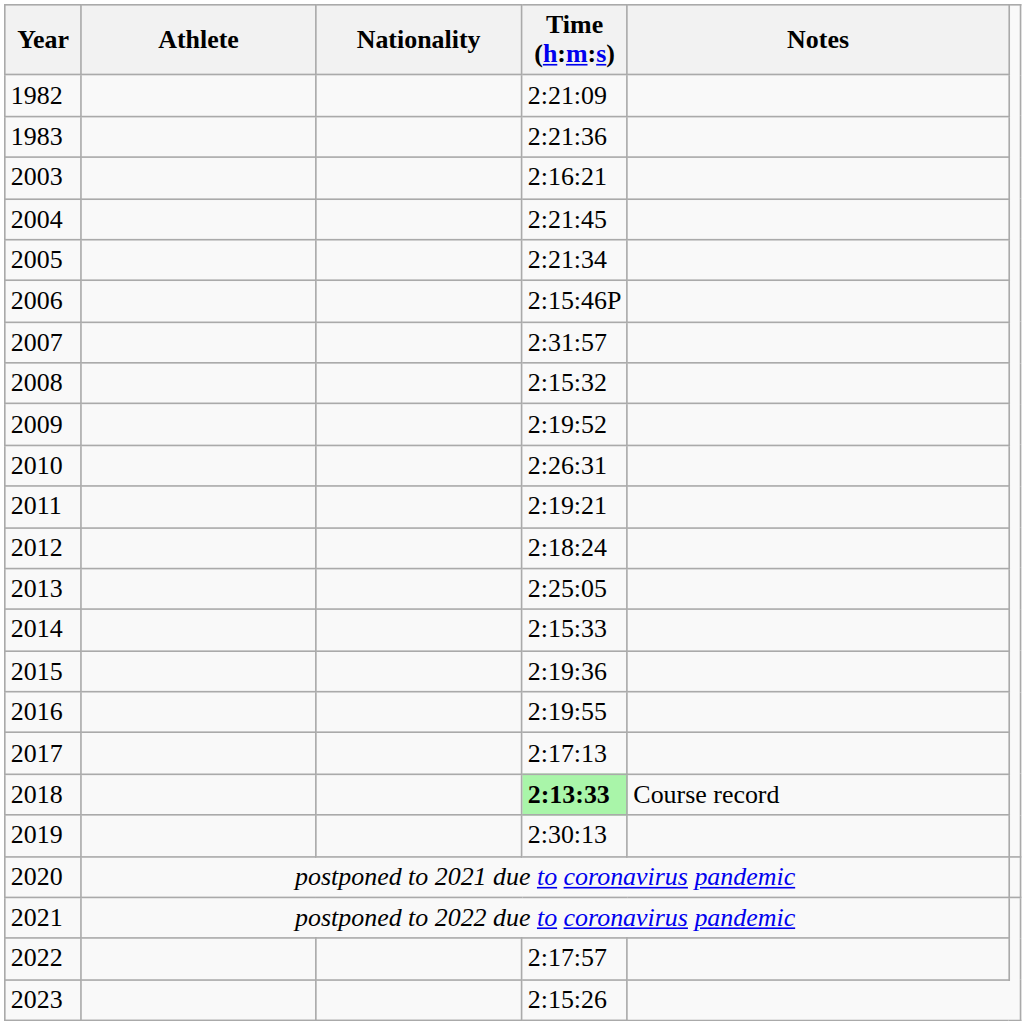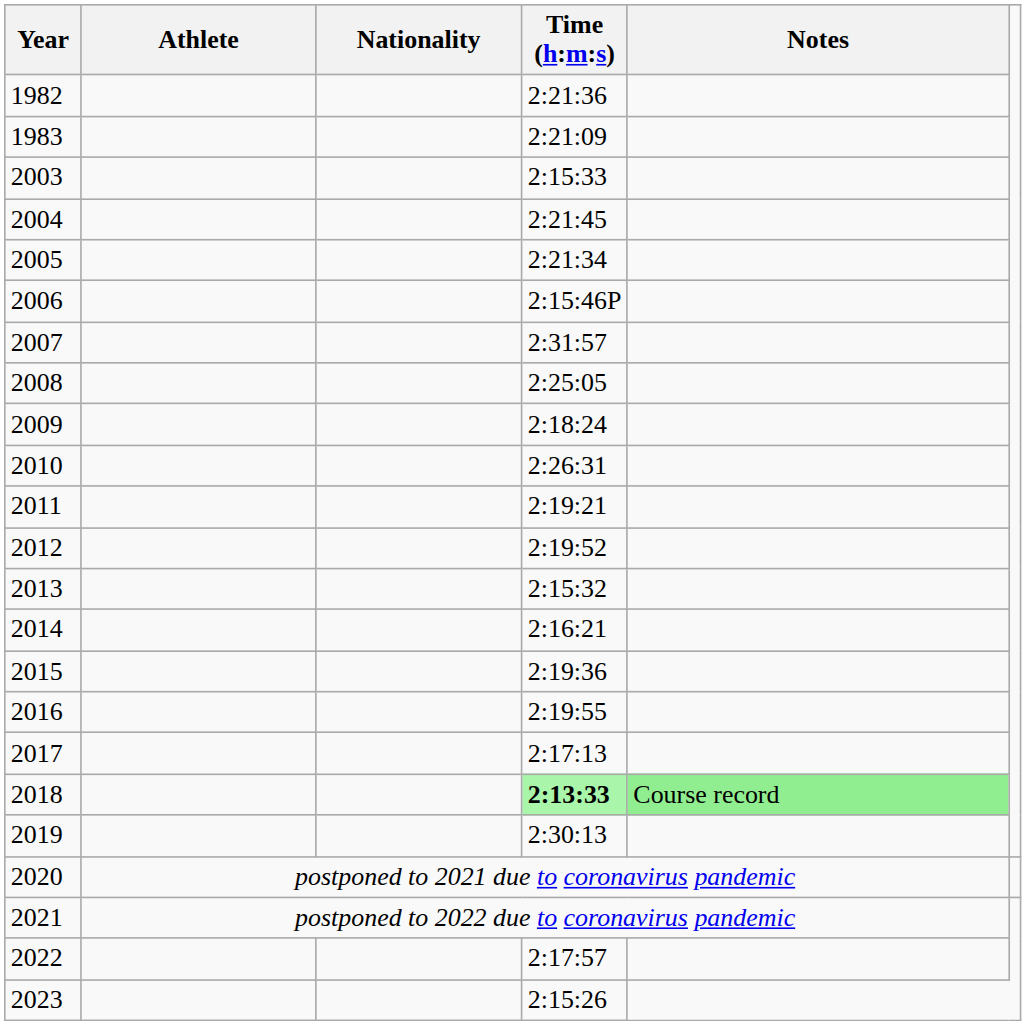(567, 95) 2:21:09 -> (567, 95) 2:21:36
(567, 136) 2:21:36 -> (567, 136) 2:21:09
(567, 177) 2:16:21 -> (567, 177) 2:15:33
(567, 383) 2:15:32 -> (567, 383) 2:25:05
(567, 424) 2:19:52 -> (567, 424) 2:18:24
(567, 547) 2:18:24 -> (567, 547) 2:19:52
(567, 588) 2:25:05 -> (567, 588) 2:15:32
(567, 629) 2:15:33 -> (567, 629) 2:16:21
(706, 794) no background -> (706, 794) lightgreen background
